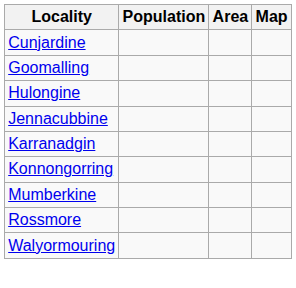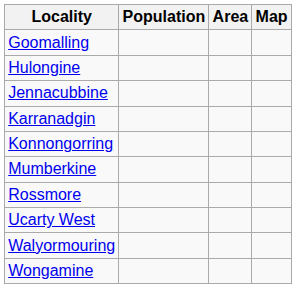- row: (47, 42)
+ row: (52, 220)
+ row: (51, 270)
